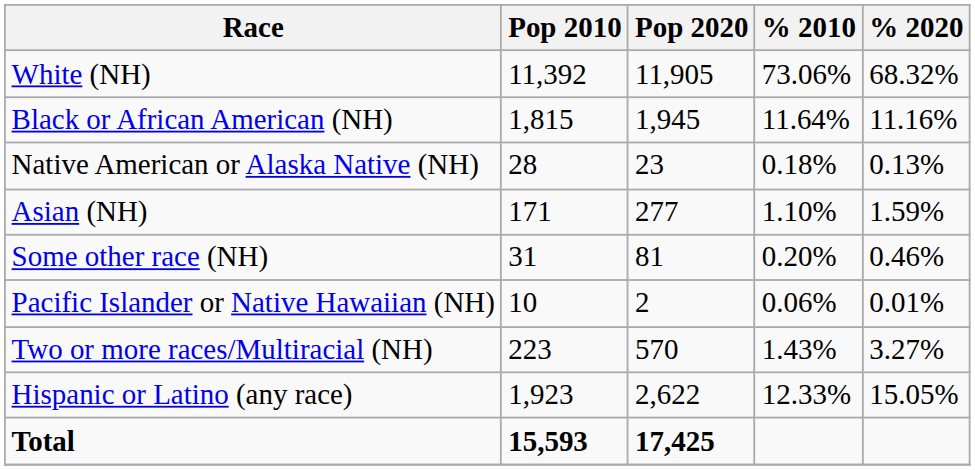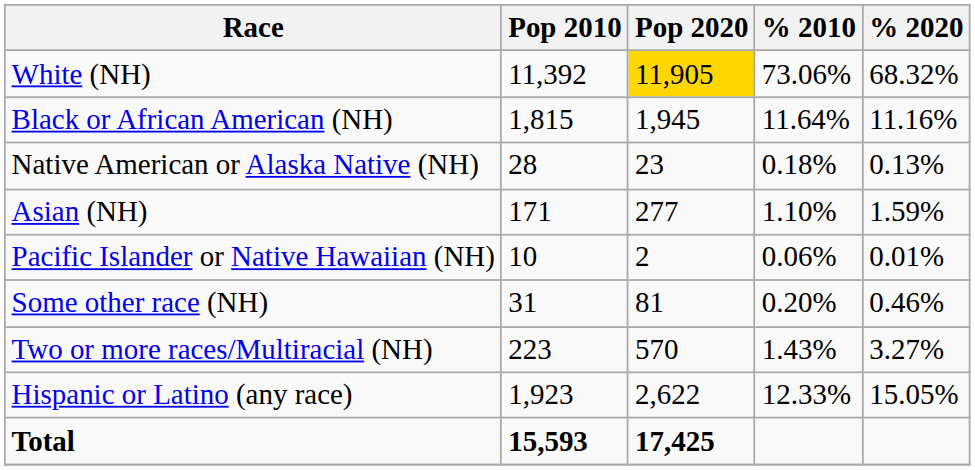(674, 73) no background -> (674, 73) gold background
rows swapped: (253, 303) <-> (140, 257)
